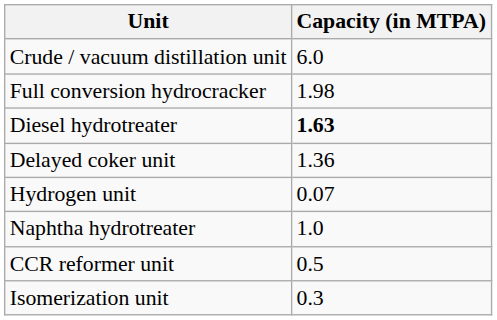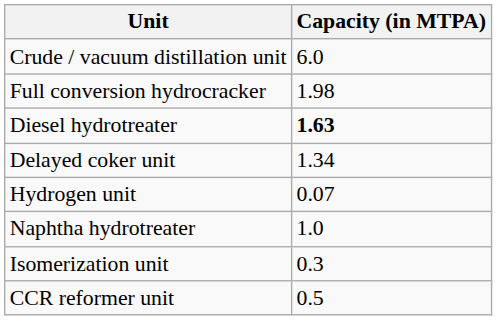(316, 159) 1.36 -> (316, 159) 1.34
rows swapped: (92, 263) <-> (89, 297)
